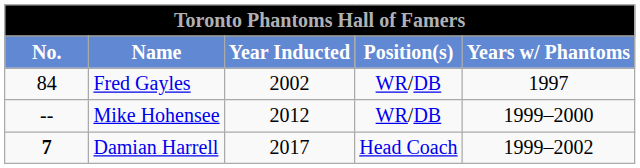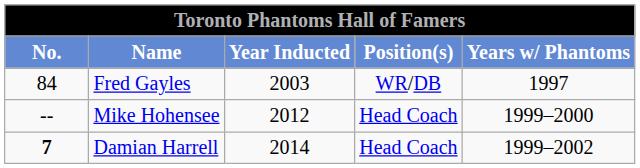(289, 83) 2002 -> (289, 83) 2003
(408, 115) WR/DB -> (408, 115) Head Coach
(289, 147) 2017 -> (289, 147) 2014
